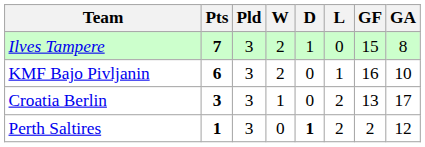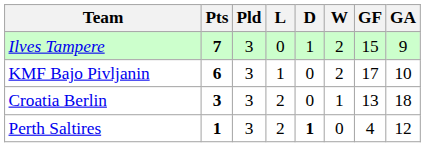columns swapped: (280, 18) <-> (339, 18)
(403, 45) 8 -> (403, 45) 9
(370, 73) 16 -> (370, 73) 17
(403, 100) 17 -> (403, 100) 18
(370, 127) 2 -> (370, 127) 4
